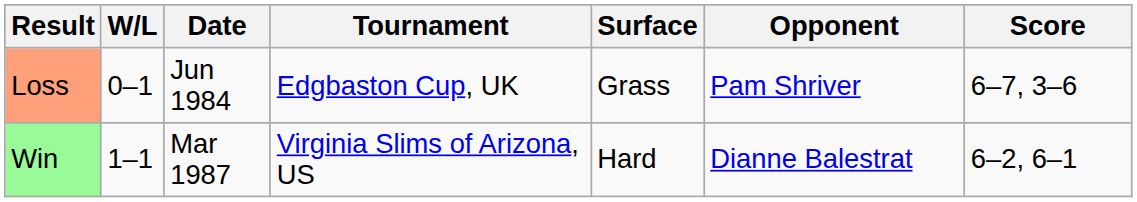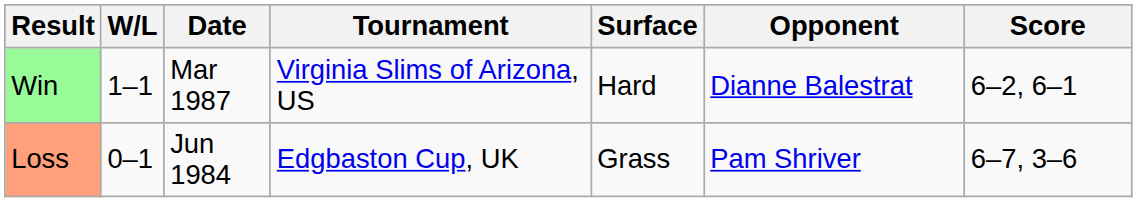rows swapped: (40, 84) <-> (35, 159)
